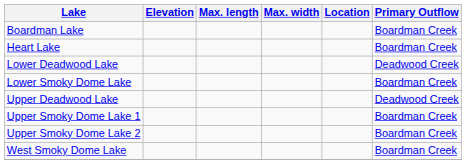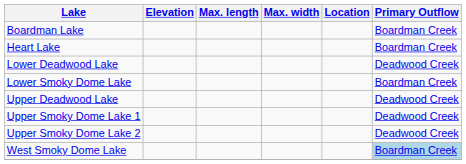(416, 116) Boardman Creek -> (417, 116) Deadwood Creek
(416, 133) Boardman Creek -> (417, 133) Deadwood Creek
(416, 151) no background -> (416, 151) lightblue background
